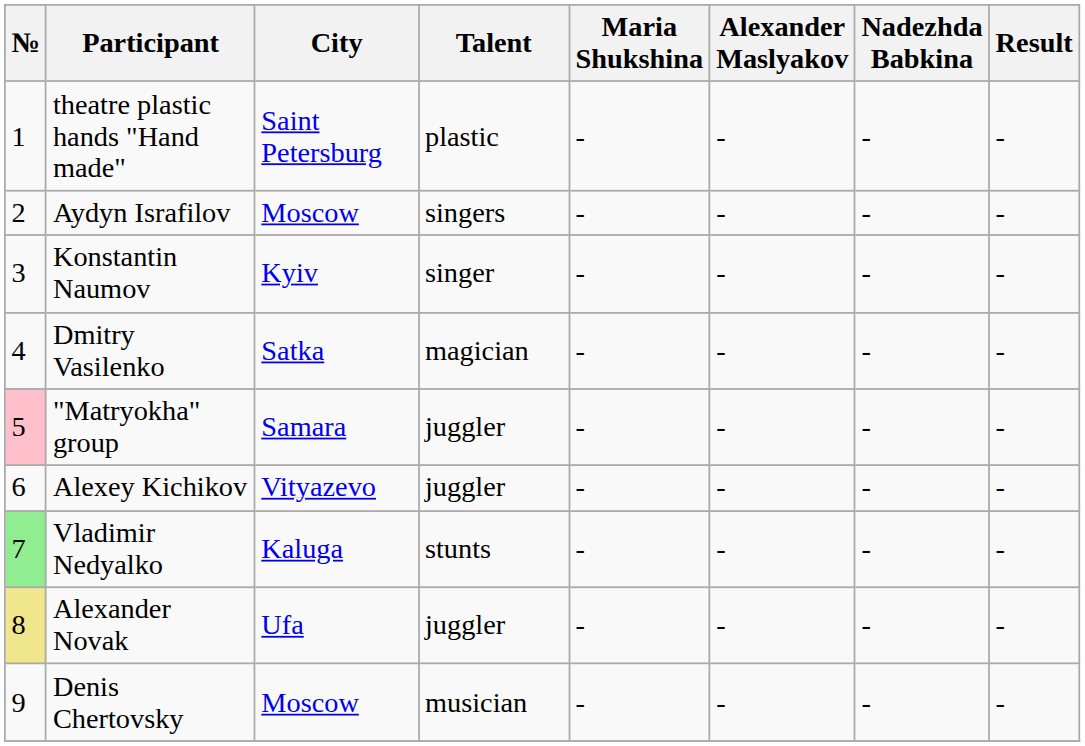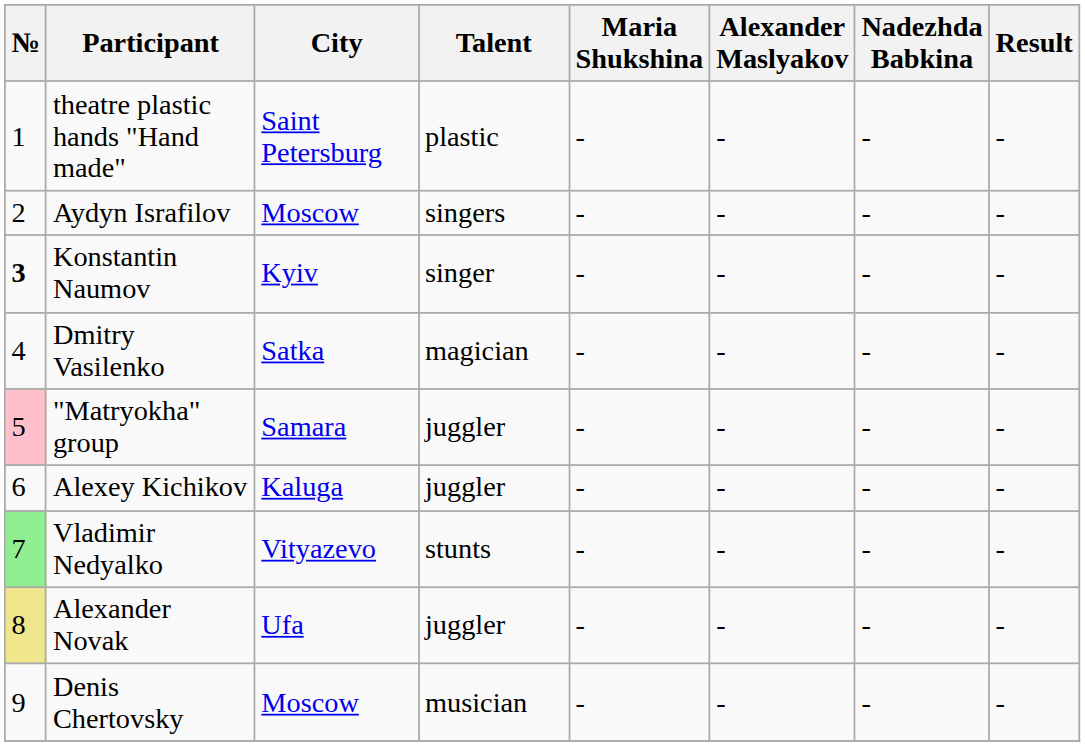(18, 273) normal -> (18, 273) bold
(319, 487) Vityazevo -> (302, 487) Kaluga
(302, 548) Kaluga -> (319, 548) Vityazevo
